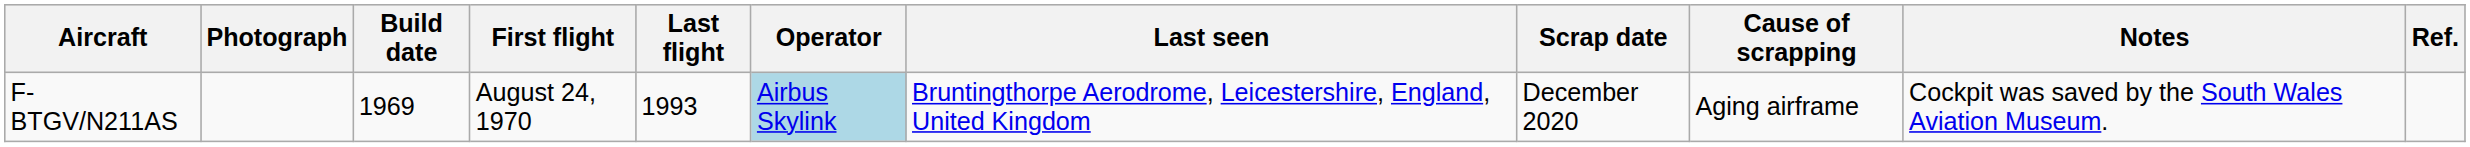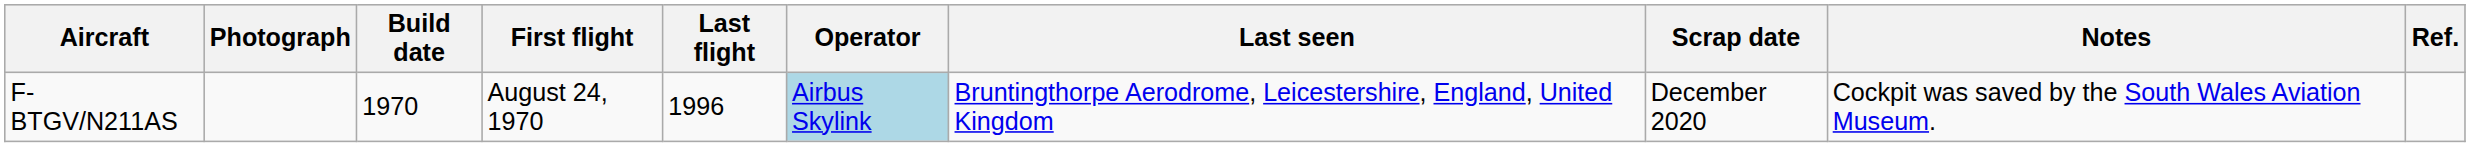- column: (1797, 38)
(387, 106) 1969 -> (390, 106) 1970
(669, 106) 1993 -> (696, 106) 1996
